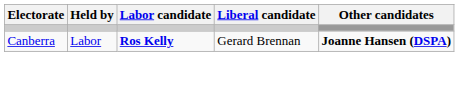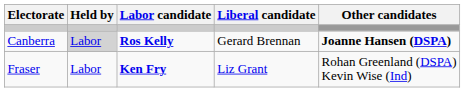(86, 41) no background -> (86, 41) lightgrey background
+ row: (24, 69)
